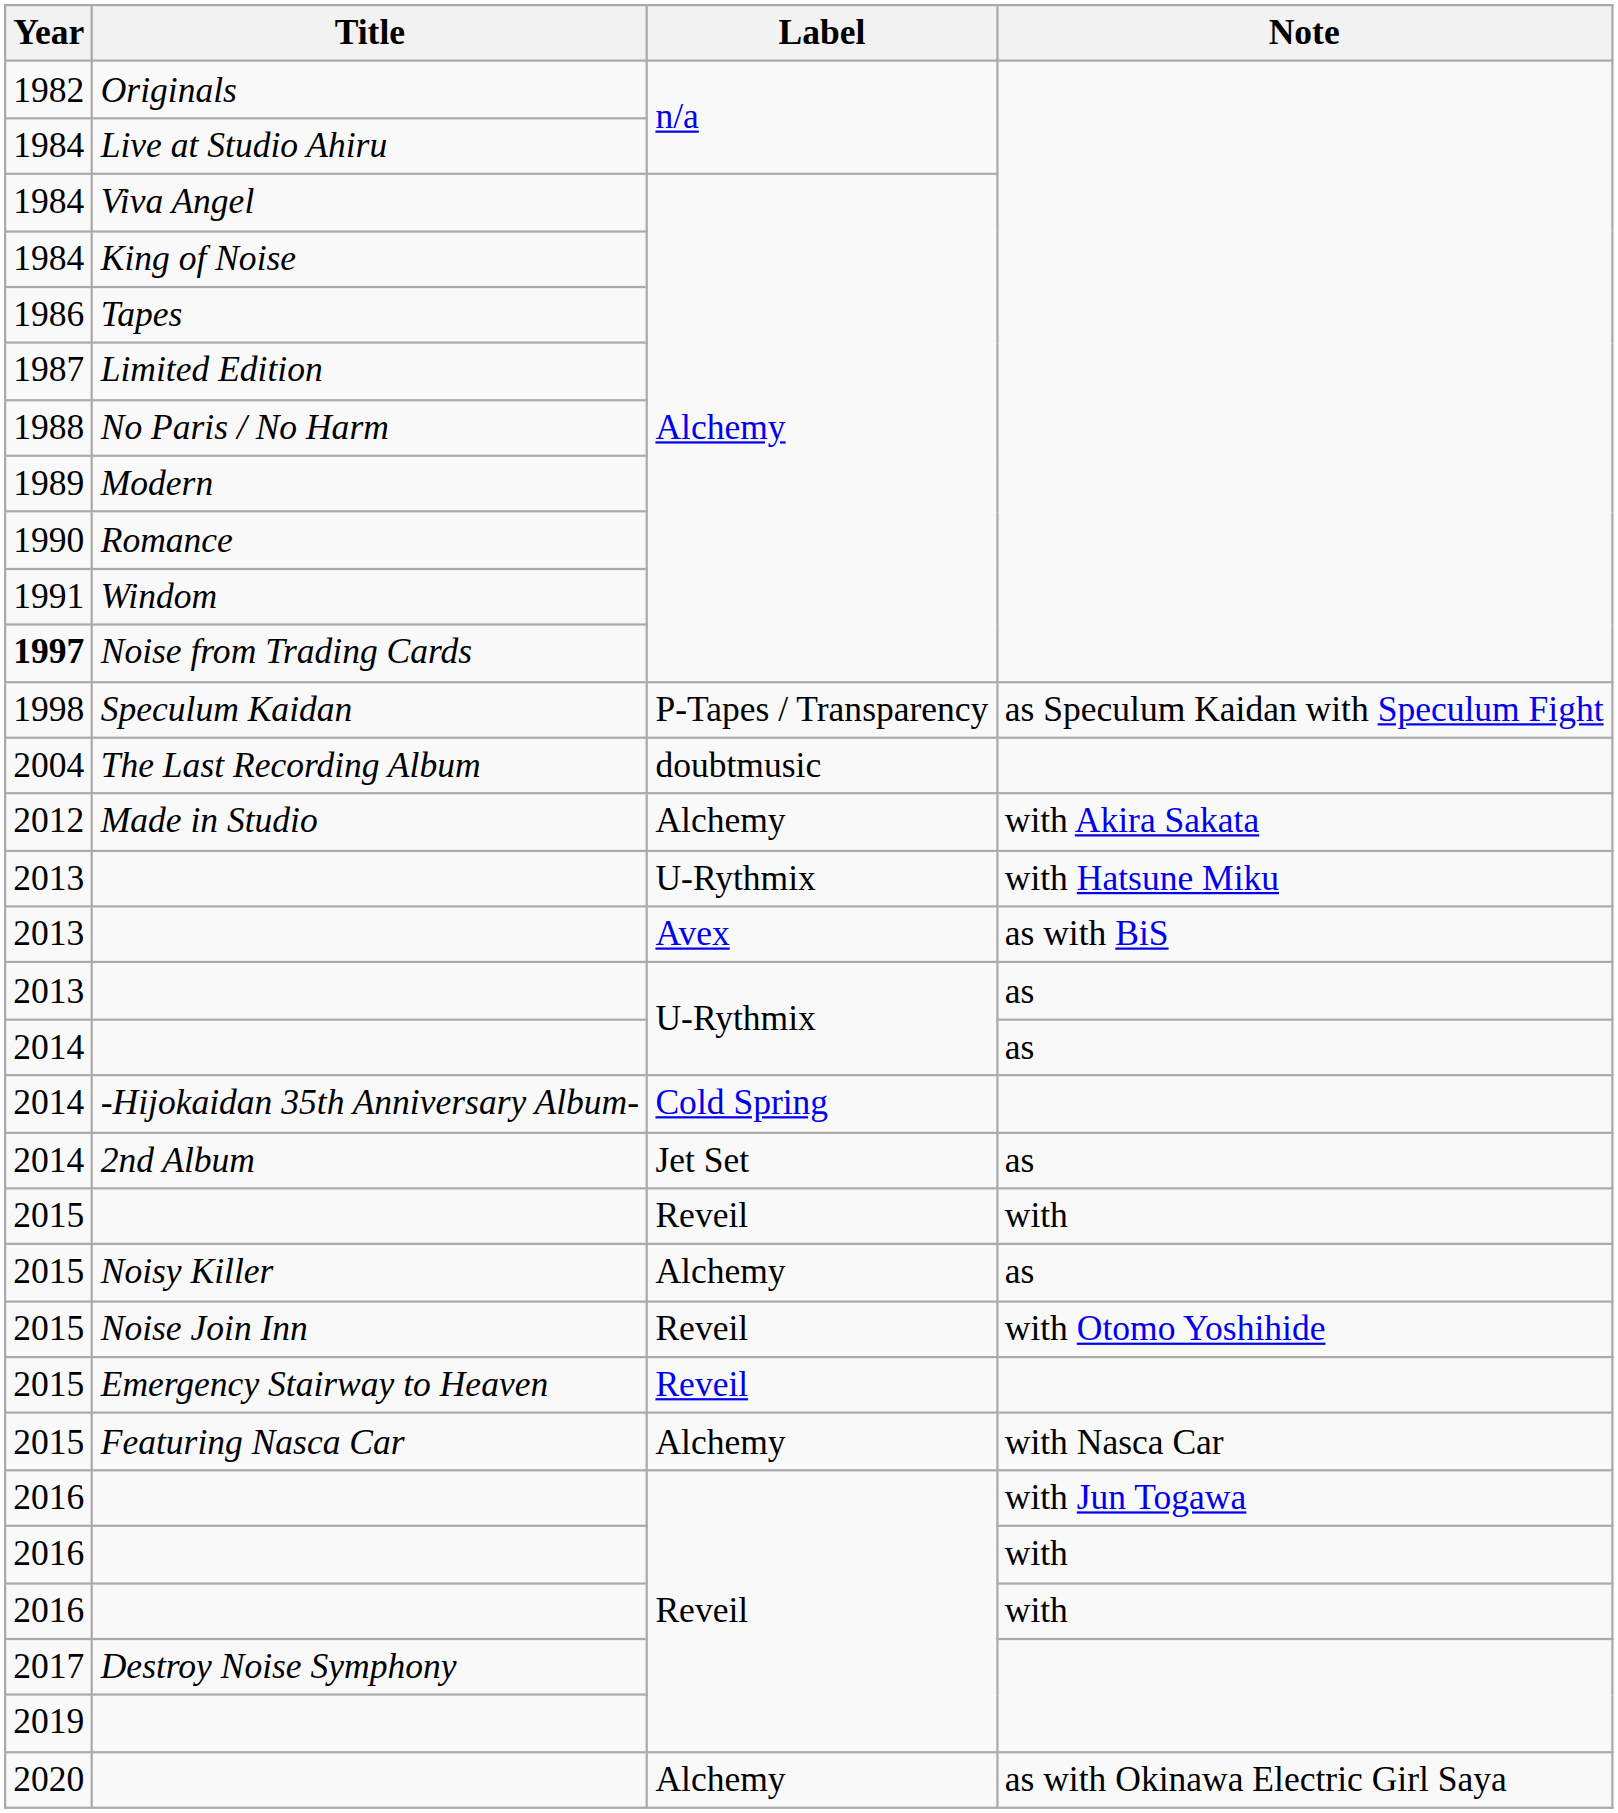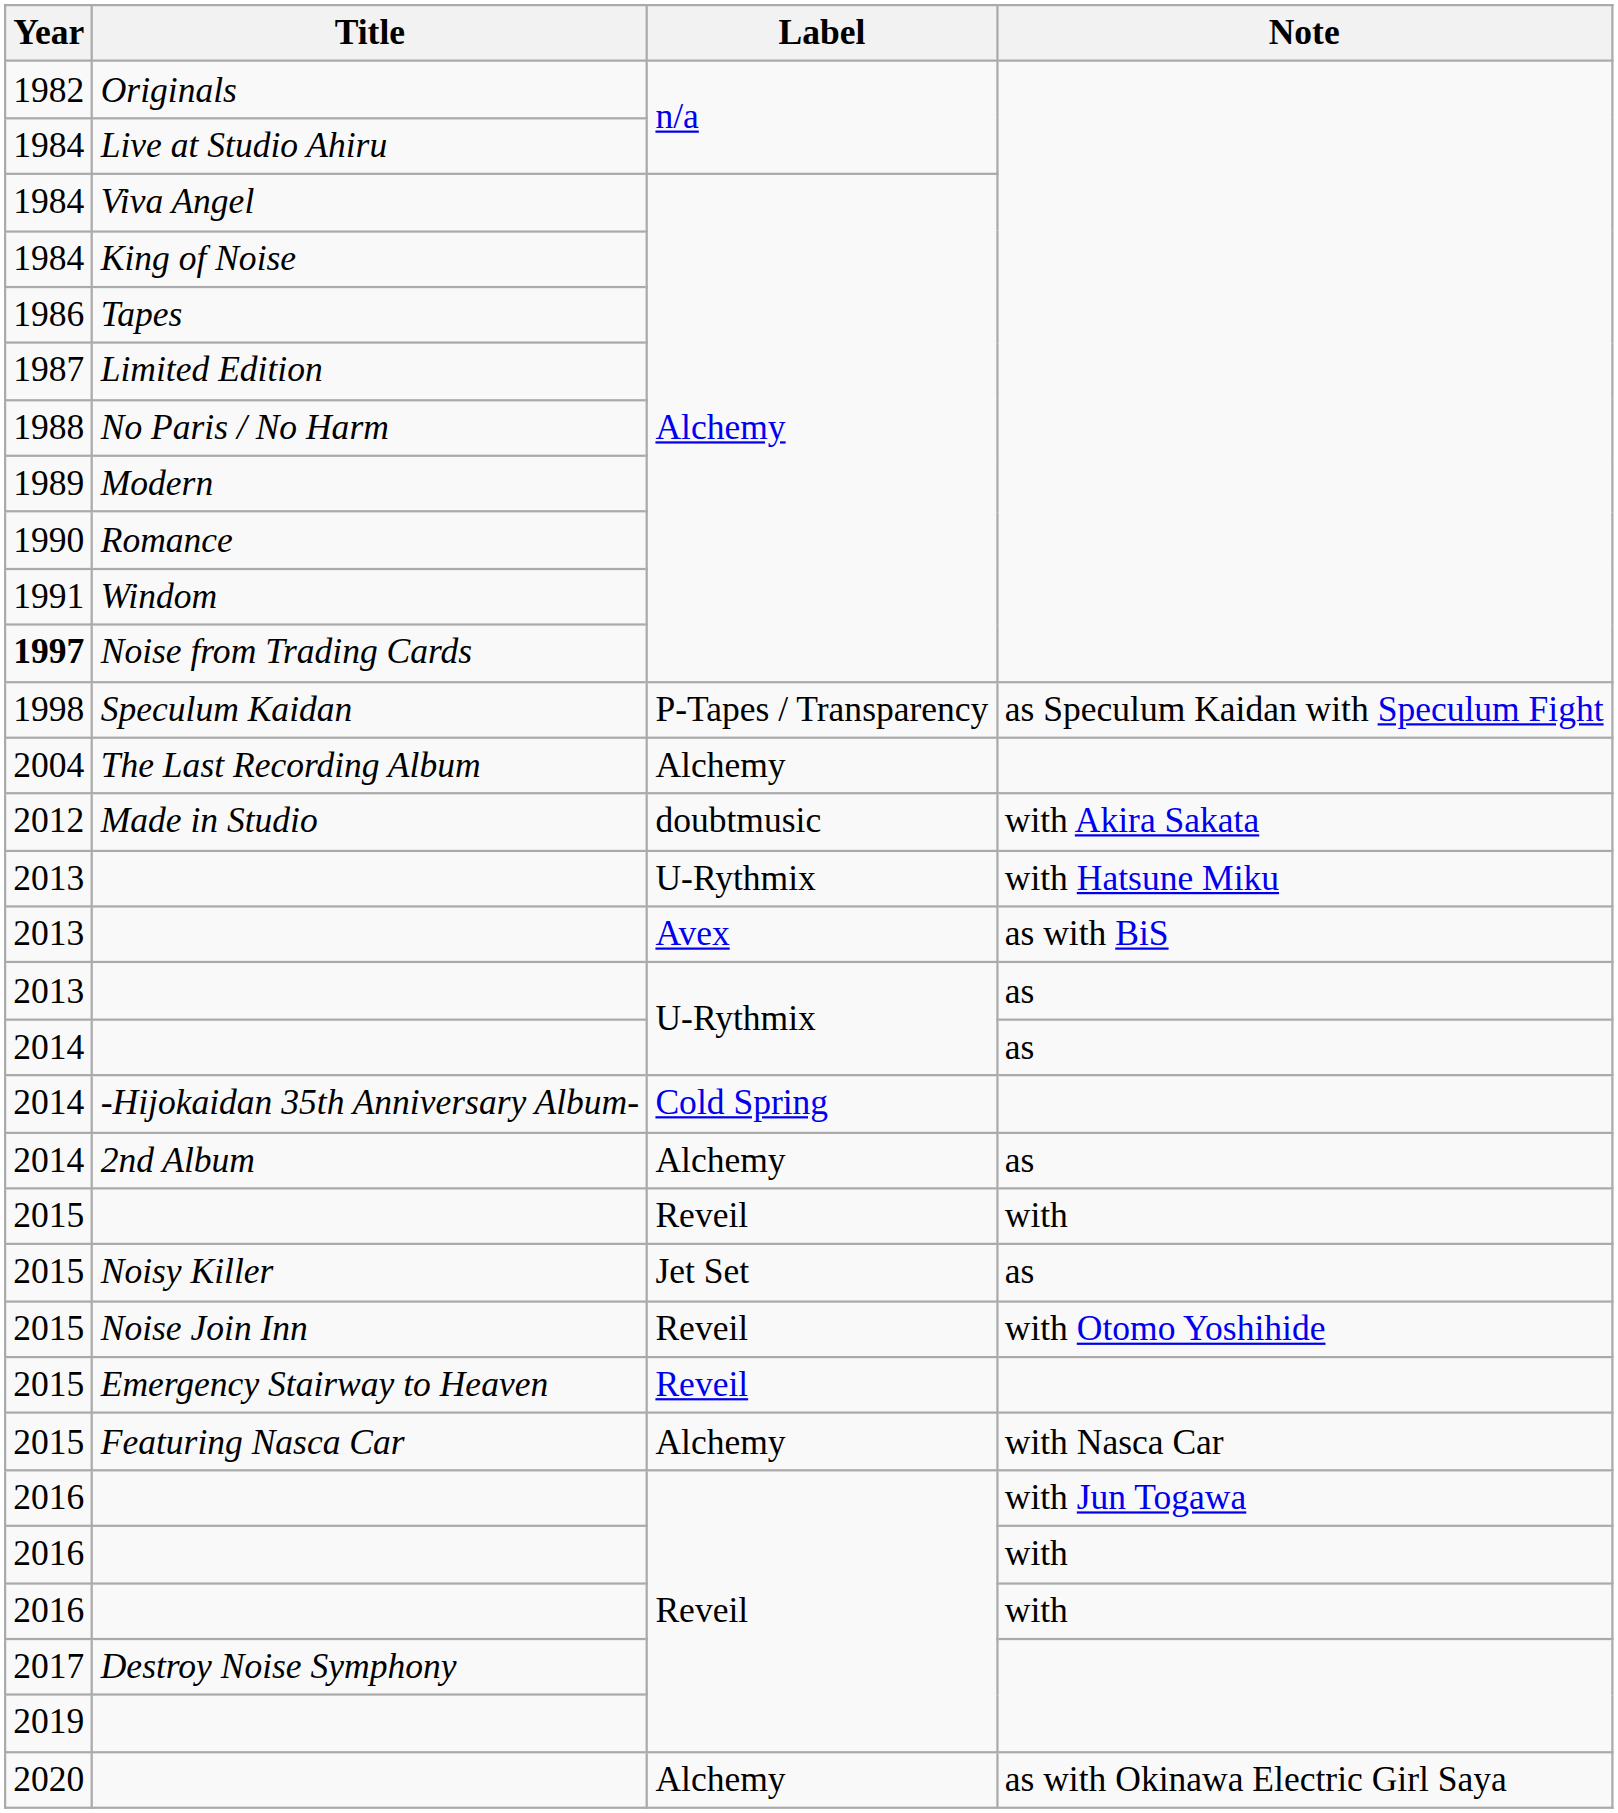(738, 764) doubtmusic -> (721, 764) Alchemy
(721, 821) Alchemy -> (738, 821) doubtmusic
(702, 1159) Jet Set -> (721, 1159) Alchemy
(721, 1271) Alchemy -> (702, 1271) Jet Set
